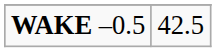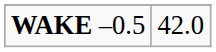(181, 25) 42.5 -> (181, 25) 42.0
